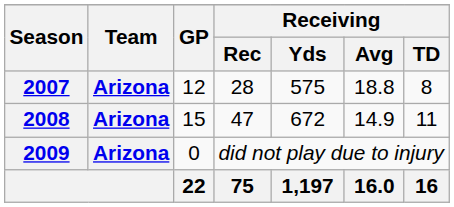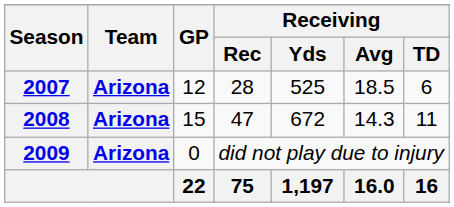(308, 86) 575 -> (308, 86) 525
(374, 86) 18.8 -> (374, 86) 18.5
(427, 86) 8 -> (427, 86) 6
(374, 119) 14.9 -> (374, 119) 14.3
